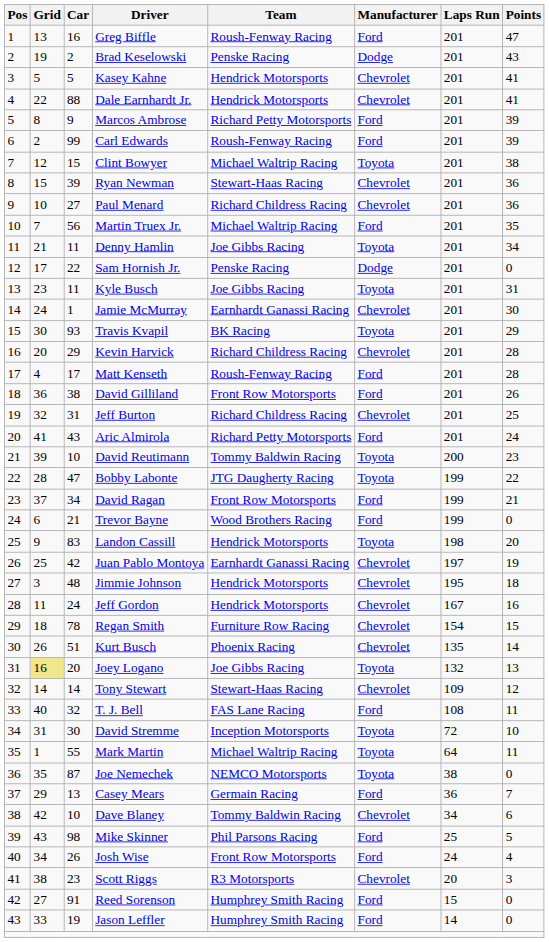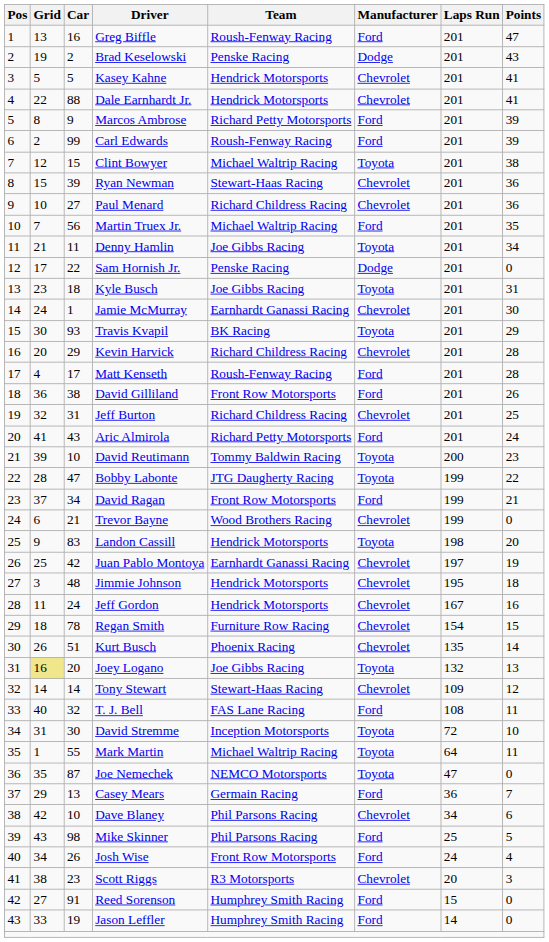(73, 288) 11 -> (74, 288) 18
(370, 520) Ford -> (384, 520) Chevrolet
(450, 773) 38 -> (450, 773) 47
(276, 815) Tommy Baldwin Racing -> (264, 815) Phil Parsons Racing
